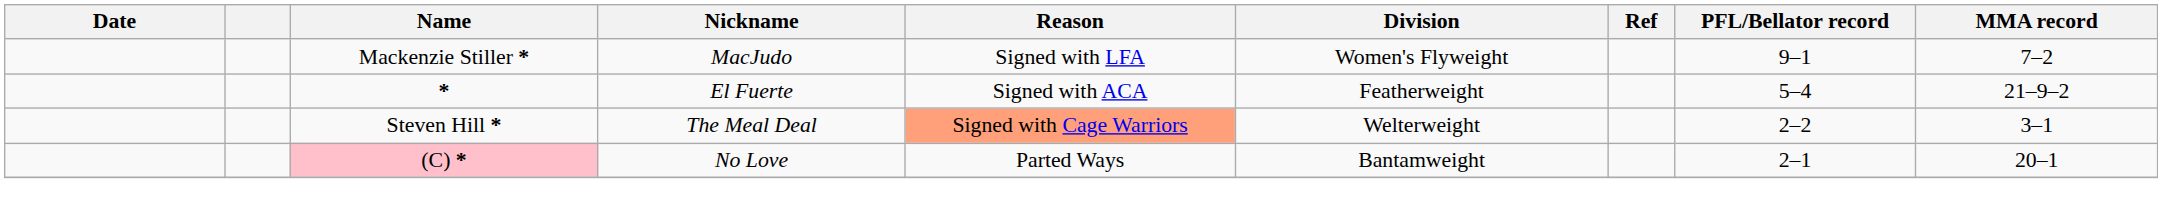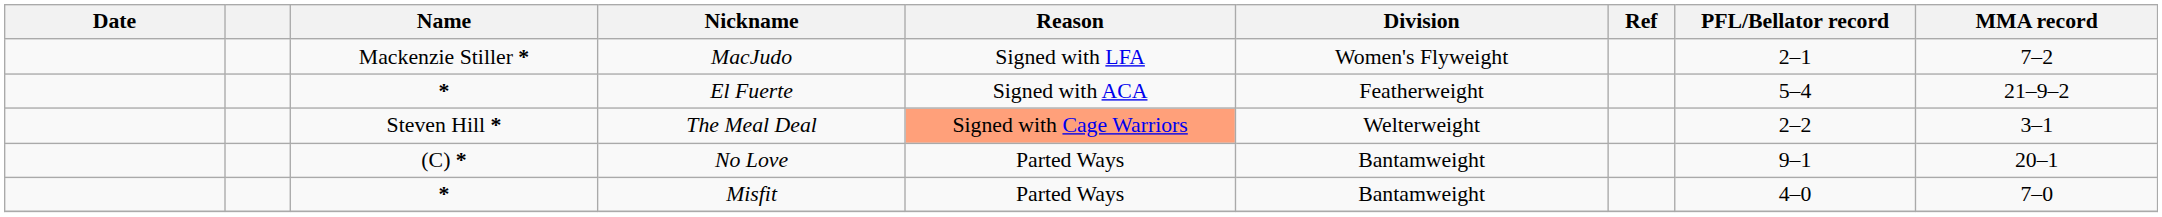(1795, 56) 9–1 -> (1795, 56) 2–1
(444, 159) pink background -> (444, 159) no background
(1795, 159) 2–1 -> (1795, 159) 9–1
+ row: (752, 194)
